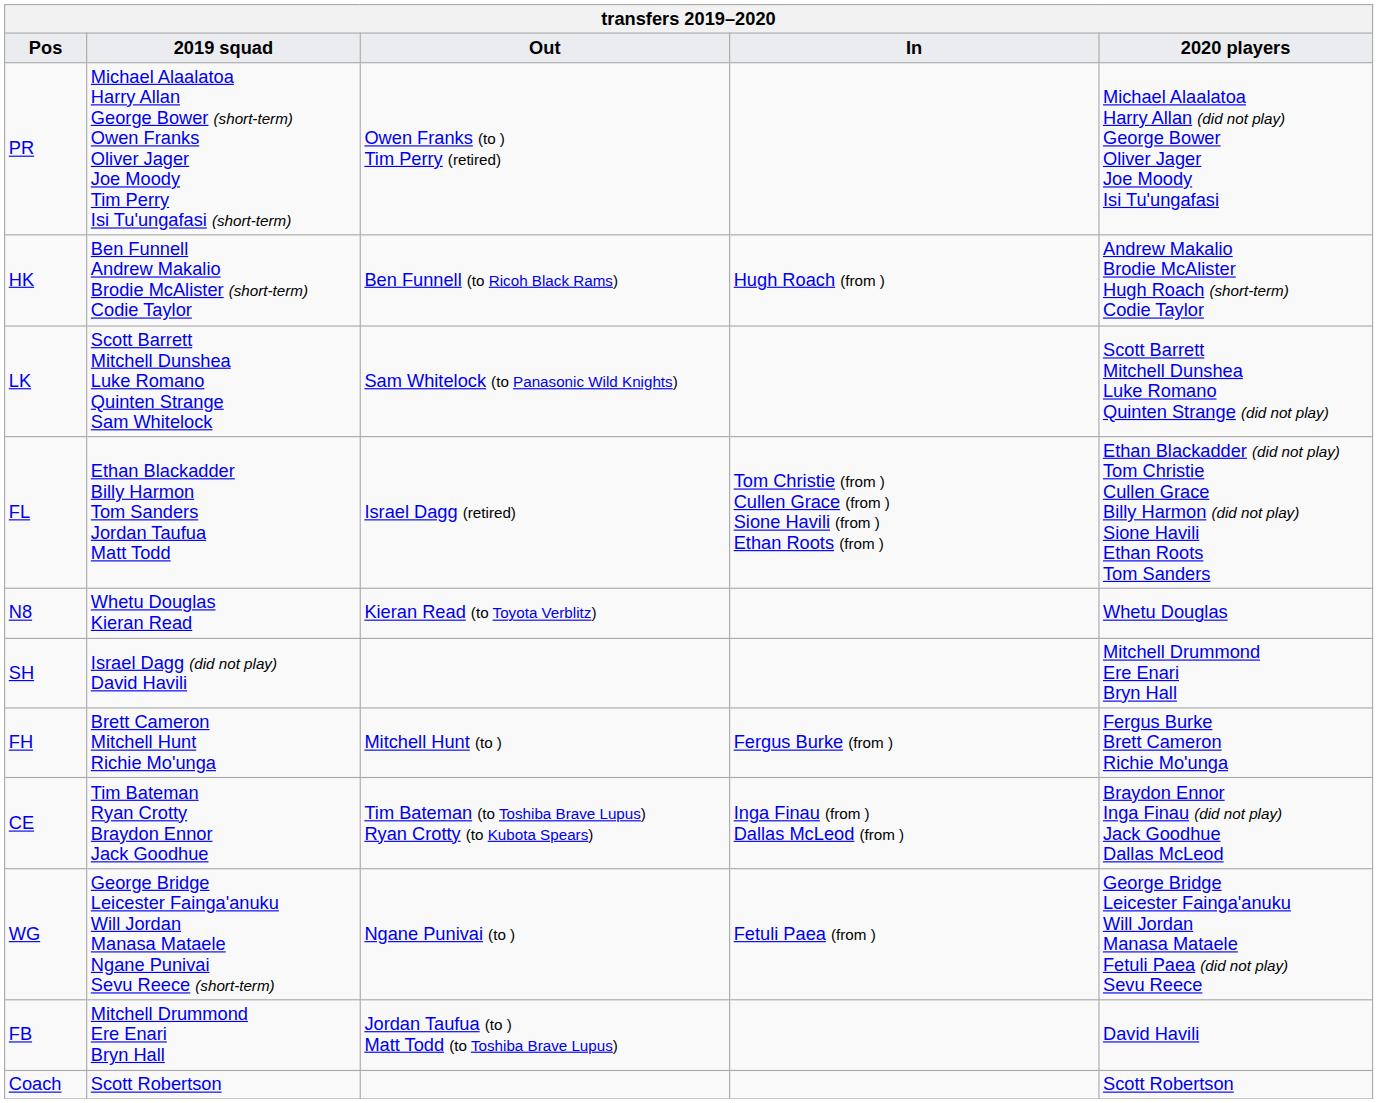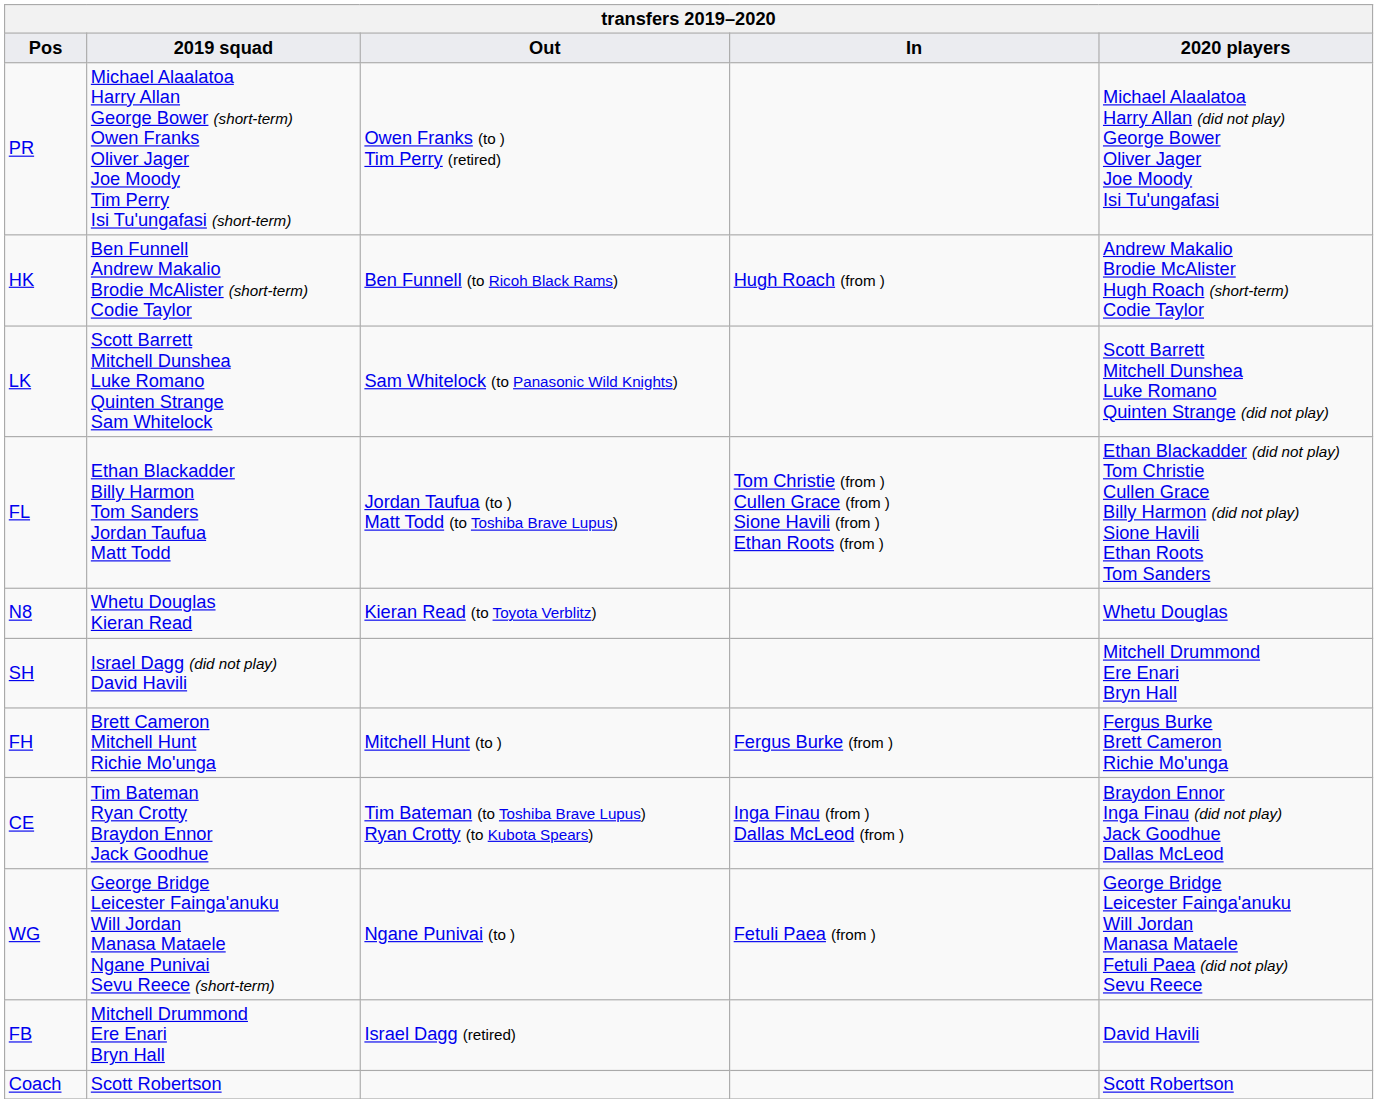(440, 512) Israel Dagg (retired) -> (491, 512) Jordan Taufua (to ) Matt Todd (to Toshiba Brave Lupus)
(491, 1034) Jordan Taufua (to ) Matt Todd (to Toshiba Brave Lupus) -> (440, 1034) Israel Dagg (retired)
